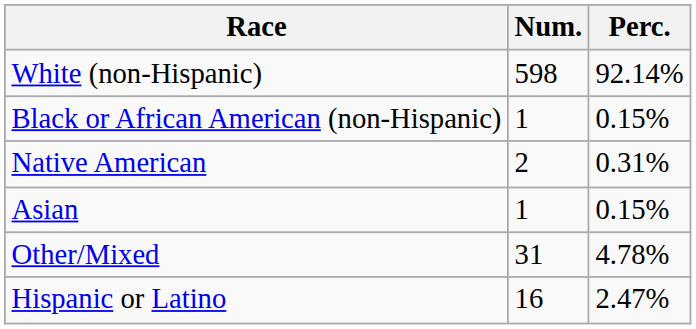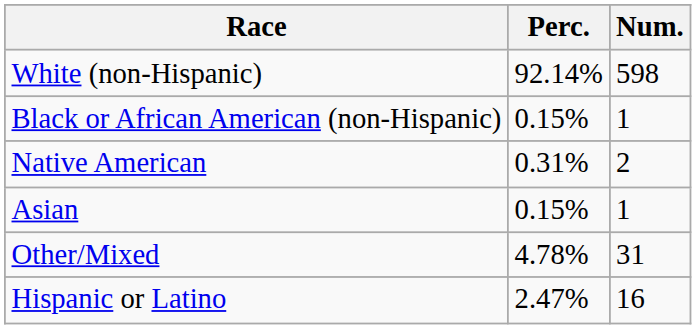columns swapped: (548, 27) <-> (640, 27)
